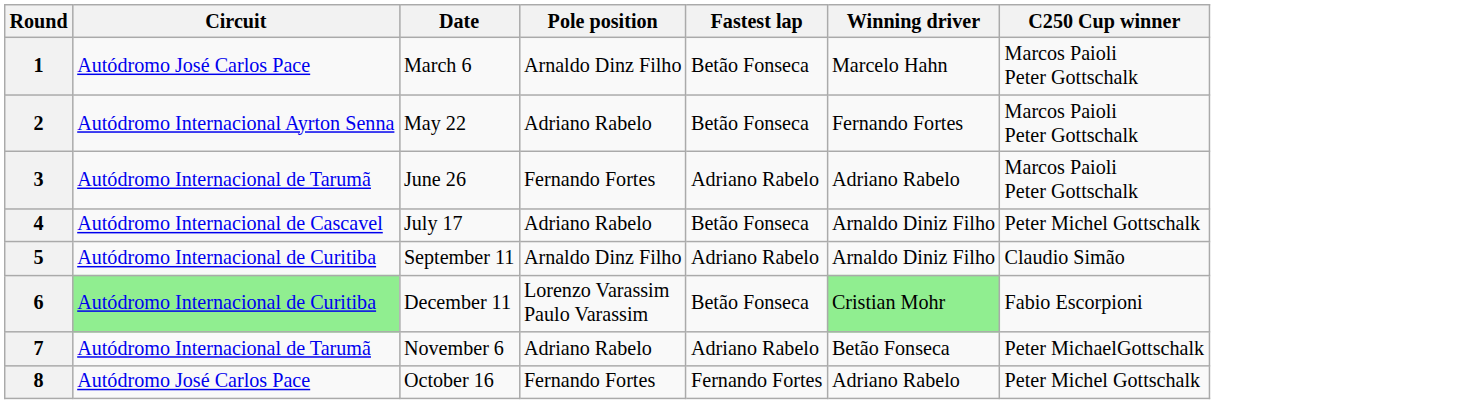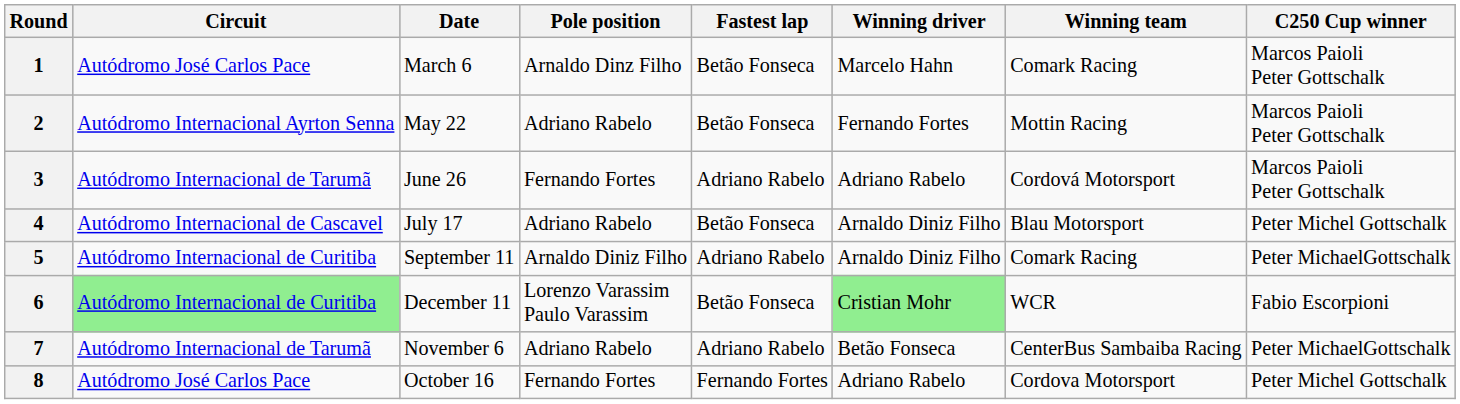+ column: (1126, 20)
(603, 257) Arnaldo Dinz Filho -> (605, 257) Arnaldo Diniz Filho
(1065, 257) Claudio Simão -> (1351, 257) Peter MichaelGottschalk
